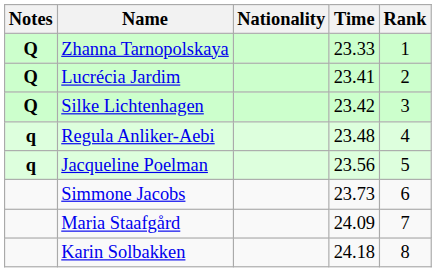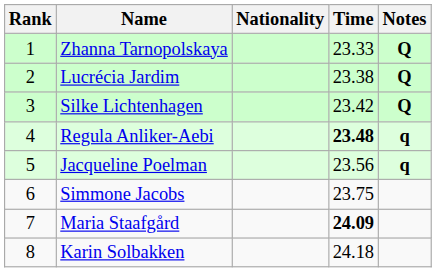columns swapped: (405, 19) <-> (31, 19)
(354, 77) 23.41 -> (353, 77) 23.38
(354, 135) normal -> (353, 135) bold
(354, 194) 23.73 -> (353, 194) 23.75
(354, 223) normal -> (353, 223) bold
